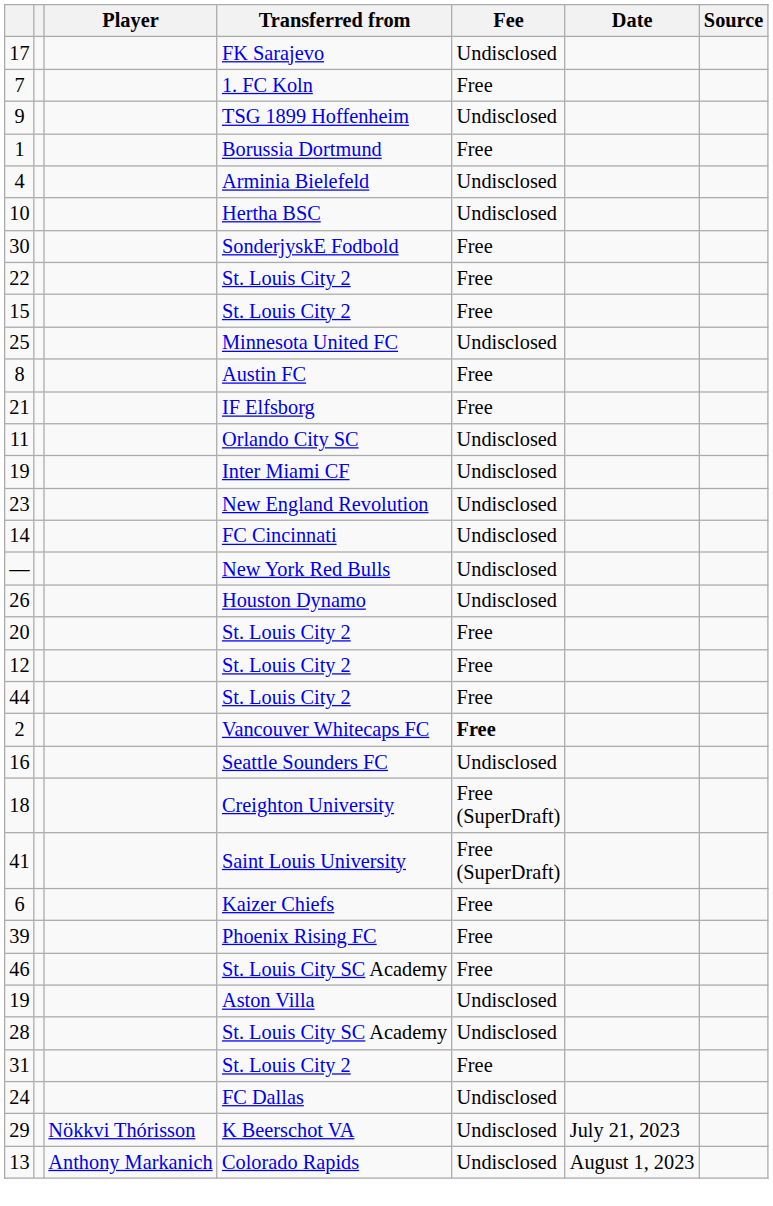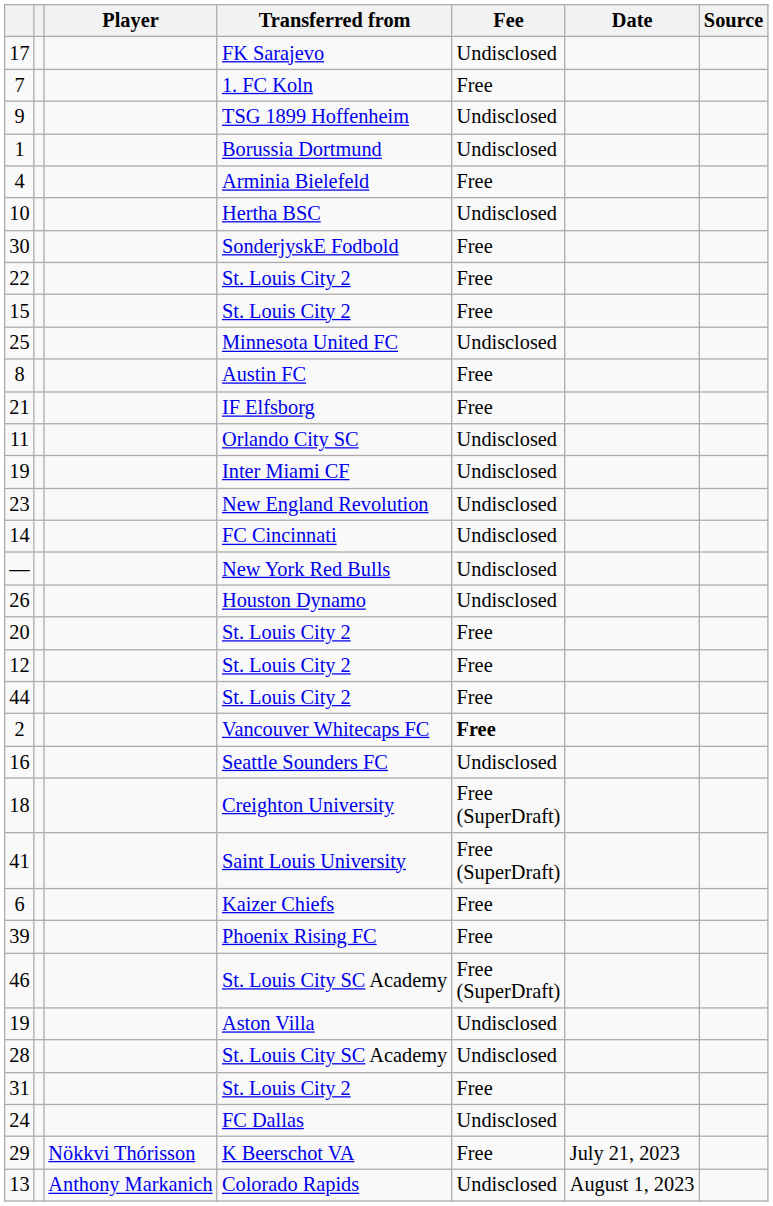(475, 149) Free -> (507, 149) Undisclosed
(507, 181) Undisclosed -> (475, 181) Free
(475, 968) Free -> (508, 980) Free (SuperDraft)
(507, 1129) Undisclosed -> (475, 1152) Free
